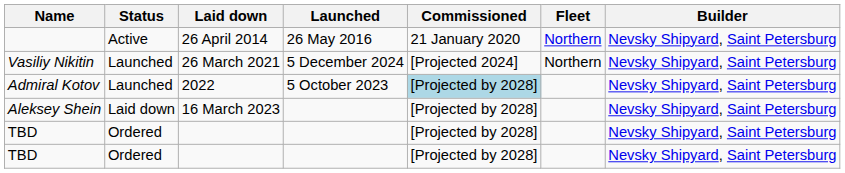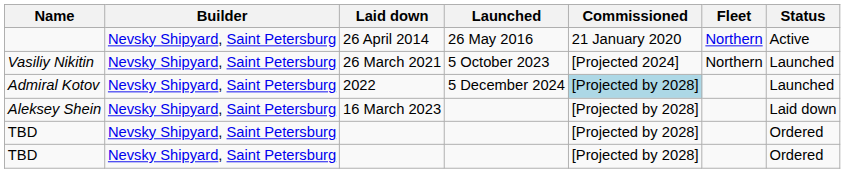columns swapped: (722, 16) <-> (141, 16)
(345, 62) 5 December 2024 -> (499, 62) 5 October 2023
(338, 86) 5 October 2023 -> (506, 86) 5 December 2024
